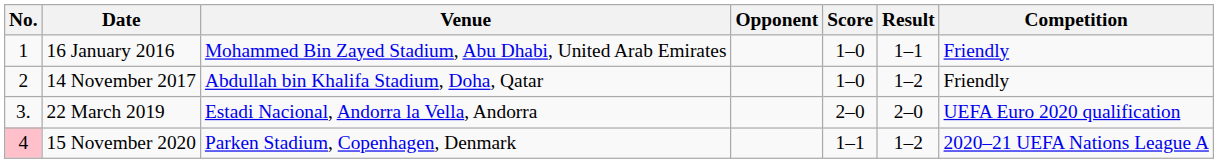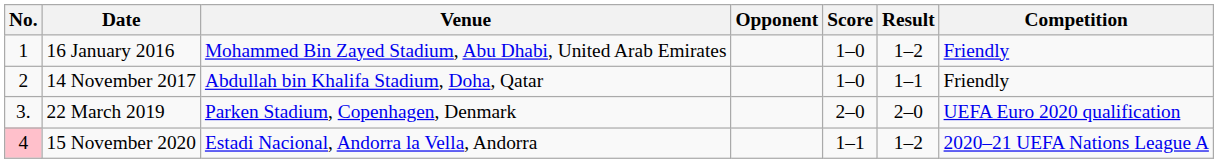(908, 50) 1–1 -> (908, 50) 1–2
(908, 81) 1–2 -> (908, 81) 1–1
(371, 111) Estadi Nacional, Andorra la Vella, Andorra -> (361, 111) Parken Stadium, Copenhagen, Denmark
(361, 142) Parken Stadium, Copenhagen, Denmark -> (371, 142) Estadi Nacional, Andorra la Vella, Andorra
